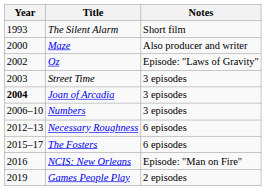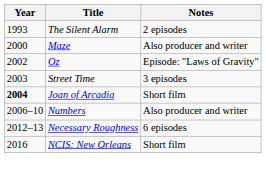(164, 29) Short film -> (165, 29) 2 episodes
(165, 95) 3 episodes -> (164, 95) Short film
(165, 111) 3 episodes -> (195, 111) Also producer and writer
- row: (73, 144)
(193, 161) Episode: "Man on Fire" -> (164, 144) Short film
- row: (89, 177)
